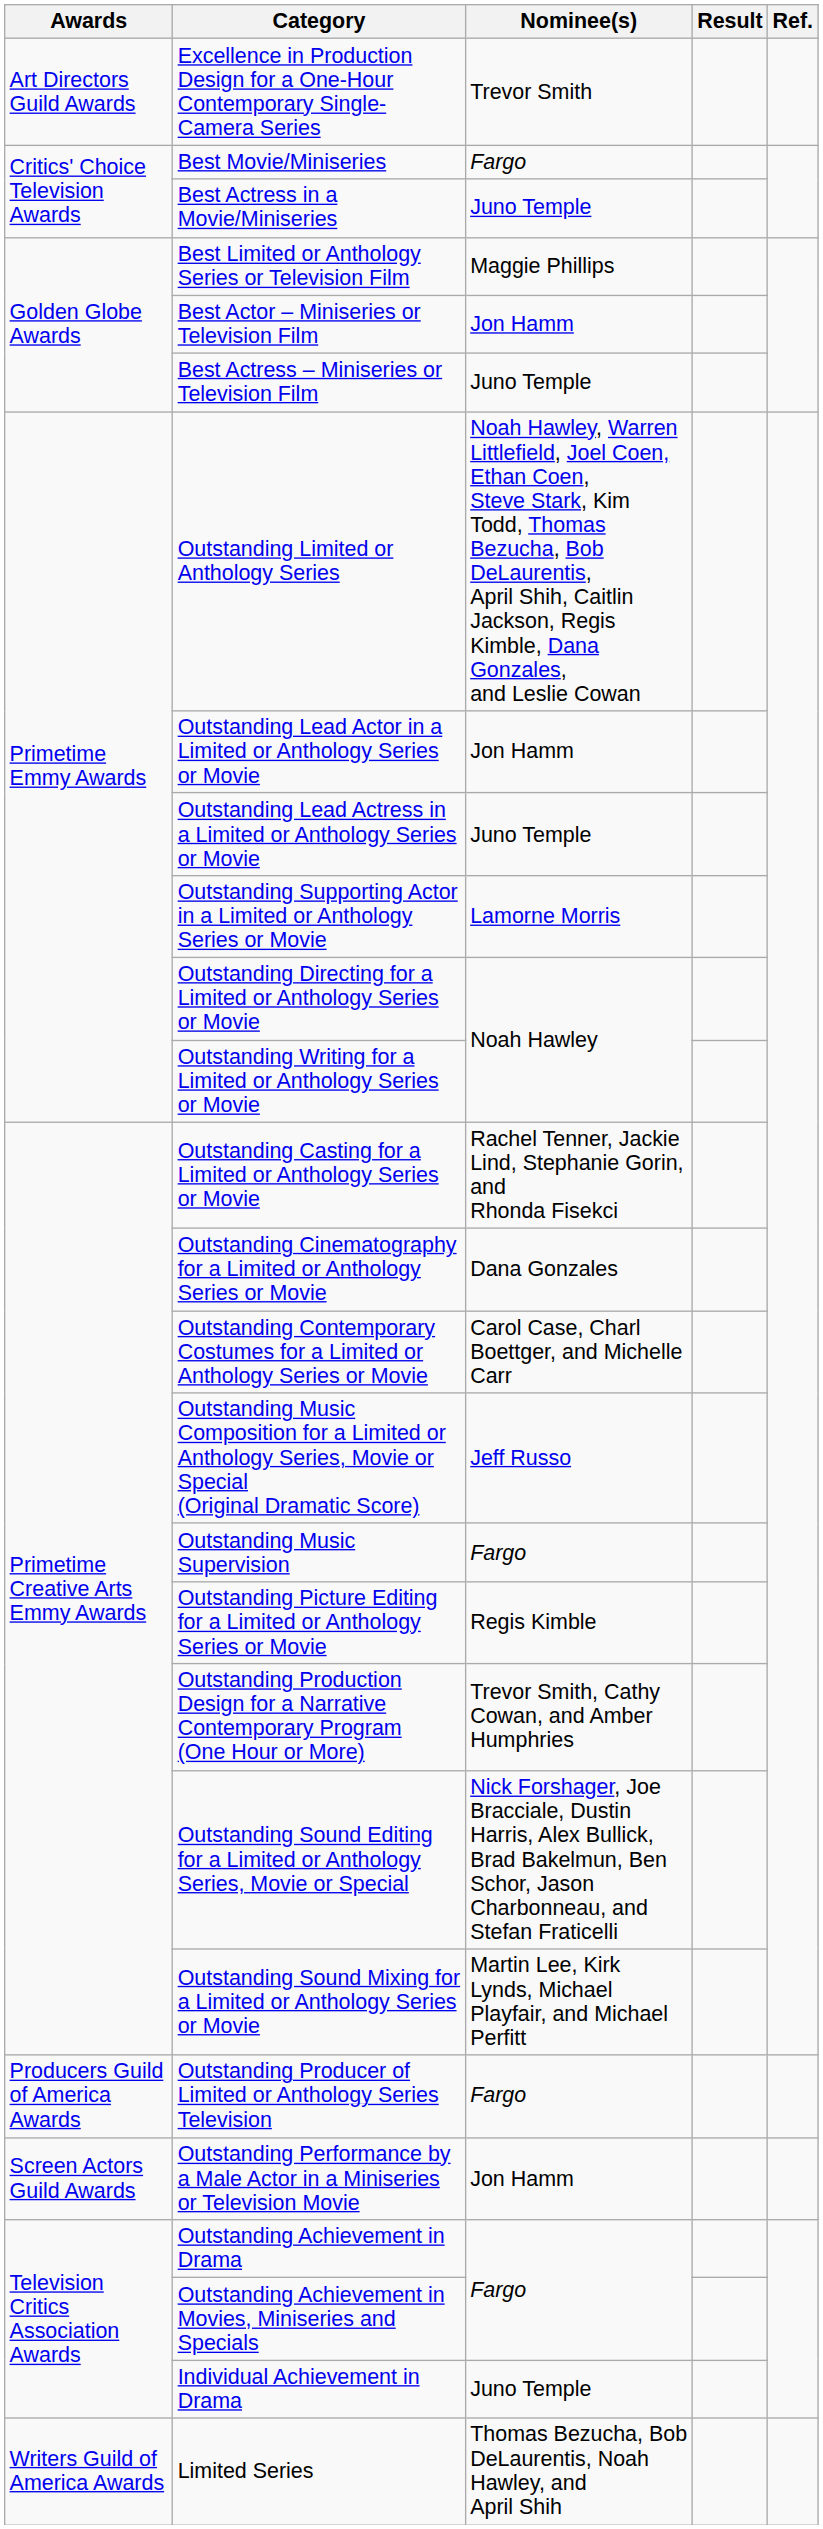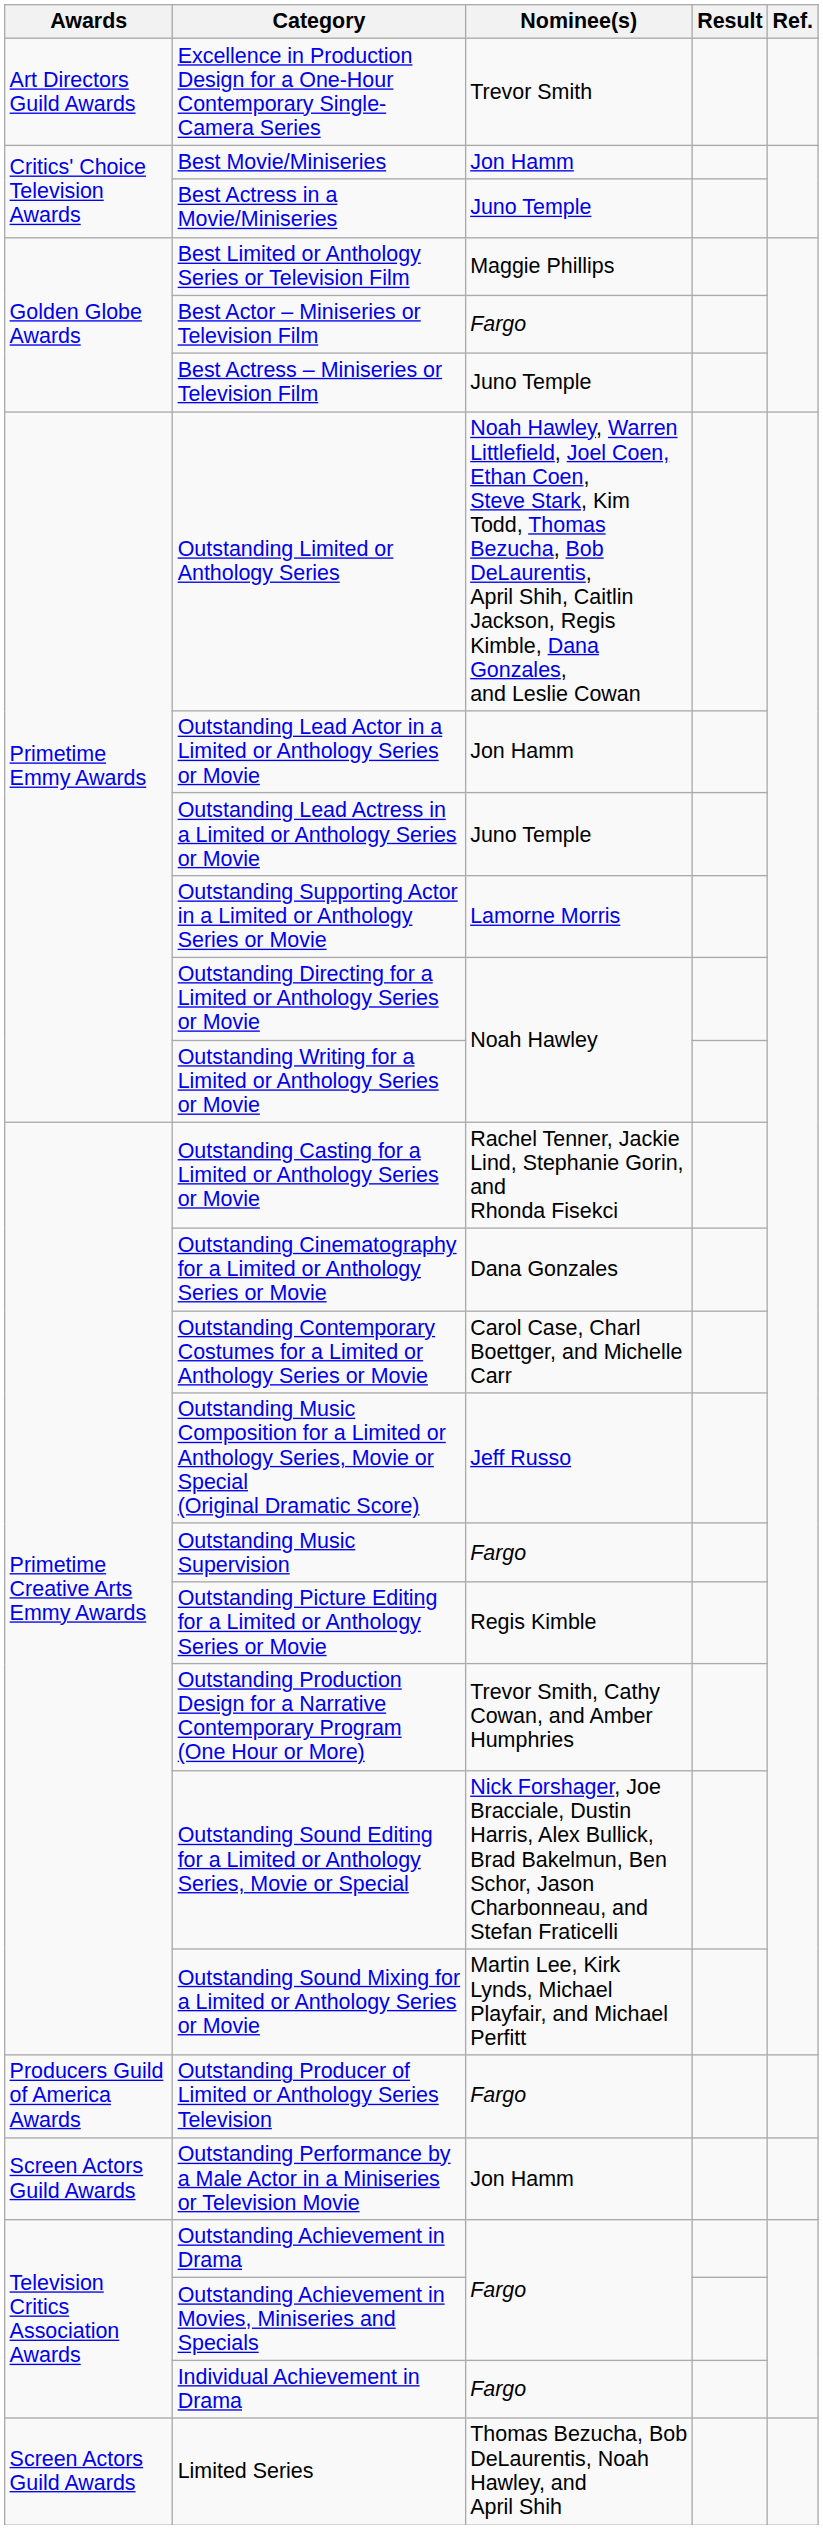(498, 161) Fargo -> (522, 161) Jon Hamm
(522, 324) Jon Hamm -> (498, 324) Fargo
(531, 2388) Juno Temple -> (498, 2388) Fargo
(87, 2471) Writers Guild of America Awards -> (76, 2471) Screen Actors Guild Awards
